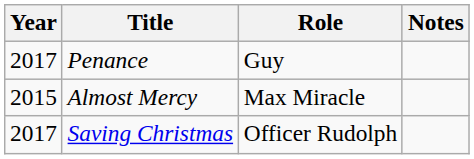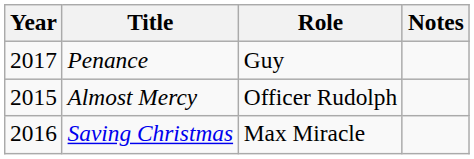(304, 97) Max Miracle -> (321, 97) Officer Rudolph
(33, 134) 2017 -> (33, 134) 2016
(321, 134) Officer Rudolph -> (304, 134) Max Miracle
